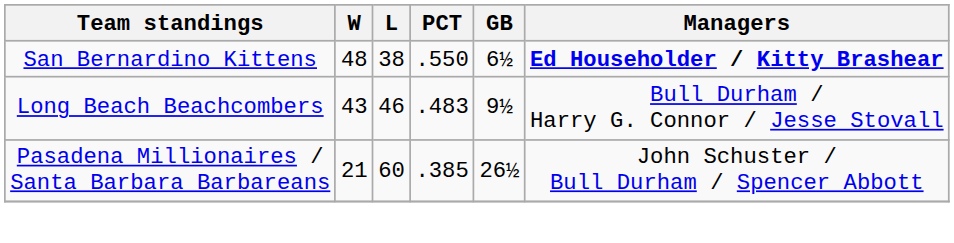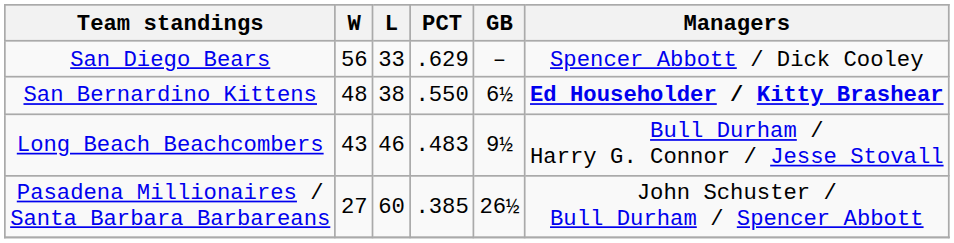+ row: (170, 59)
(354, 170) 21 -> (354, 206) 27
